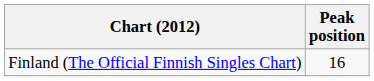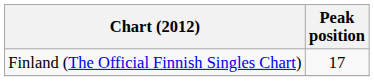(337, 62) 16 -> (337, 62) 17
